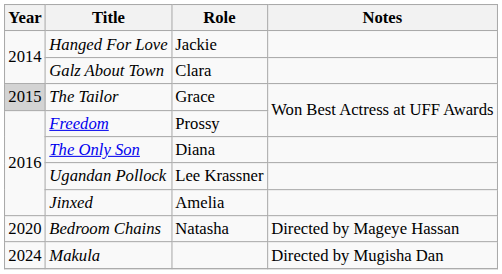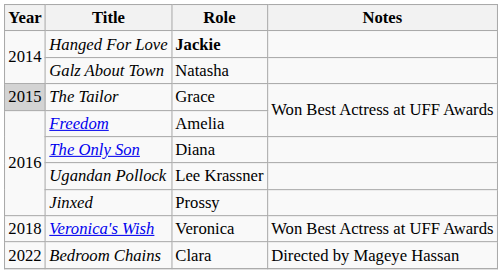(196, 44) normal -> (198, 44) bold
(193, 70) Clara -> (202, 70) Natasha
(197, 123) Prossy -> (200, 123) Amelia
(200, 202) Amelia -> (197, 202) Prossy
+ row: (102, 228)
(25, 228) 2020 -> (25, 255) 2022
(202, 228) Natasha -> (193, 255) Clara
- row: (75, 255)
